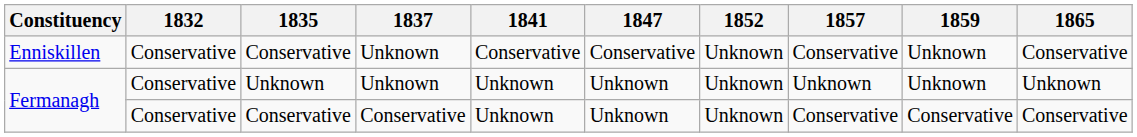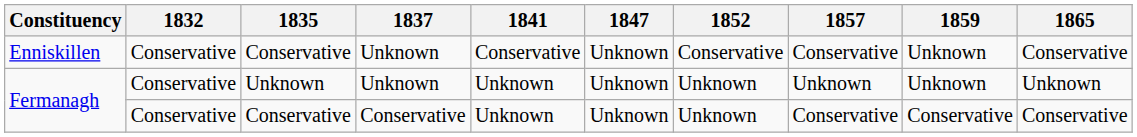(642, 52) Conservative -> (629, 52) Unknown
(744, 52) Unknown -> (731, 52) Conservative
